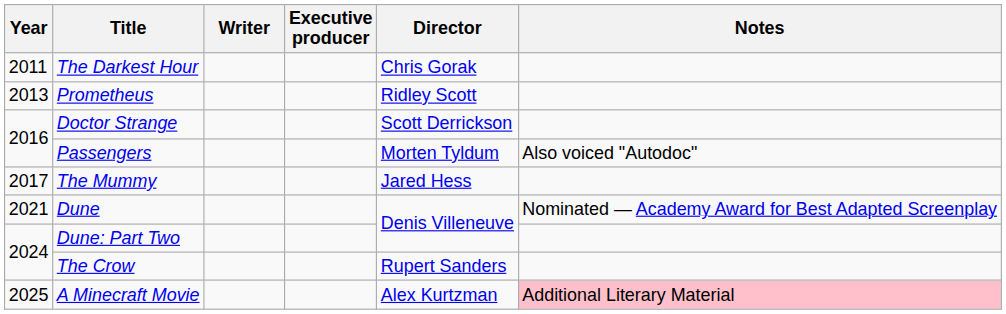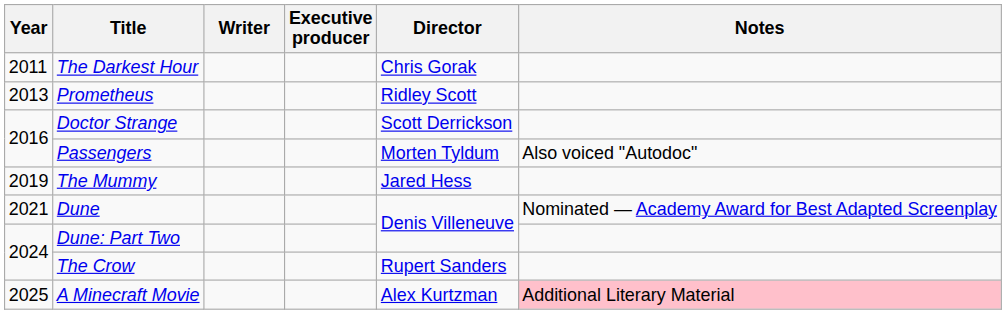(29, 180) 2017 -> (29, 180) 2019
